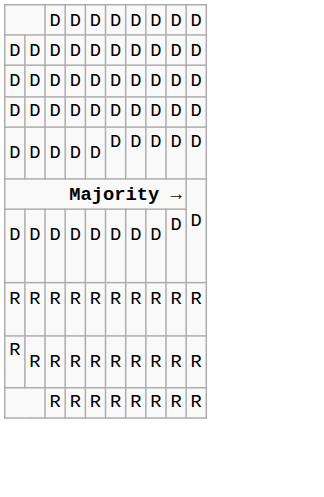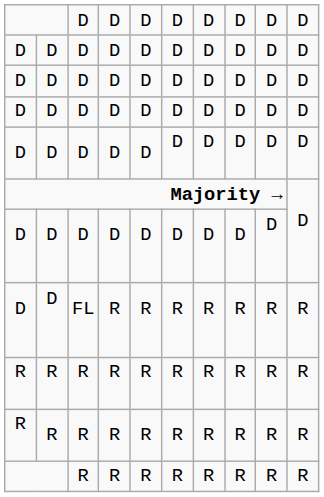+ row: (20, 309)
